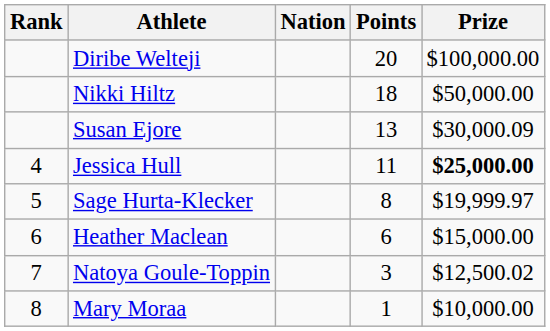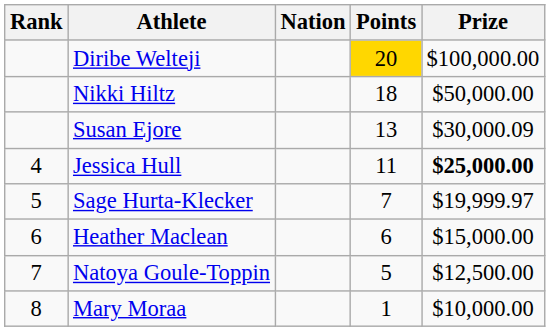(386, 58) no background -> (386, 58) gold background
(386, 201) 8 -> (386, 201) 7
(386, 272) 3 -> (386, 272) 5
(483, 272) $12,500.02 -> (483, 272) $12,500.00
